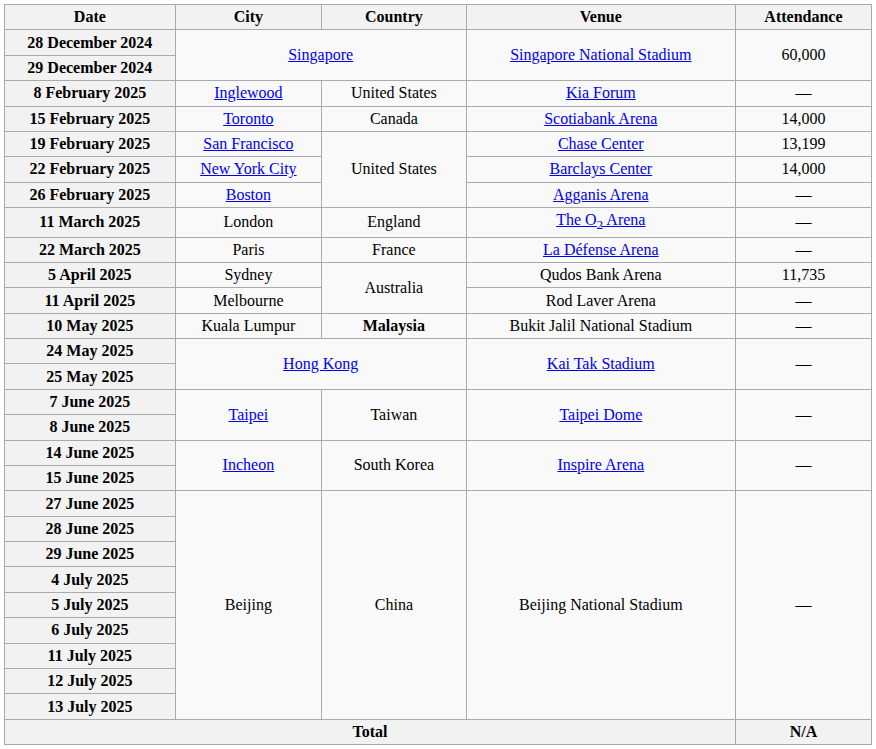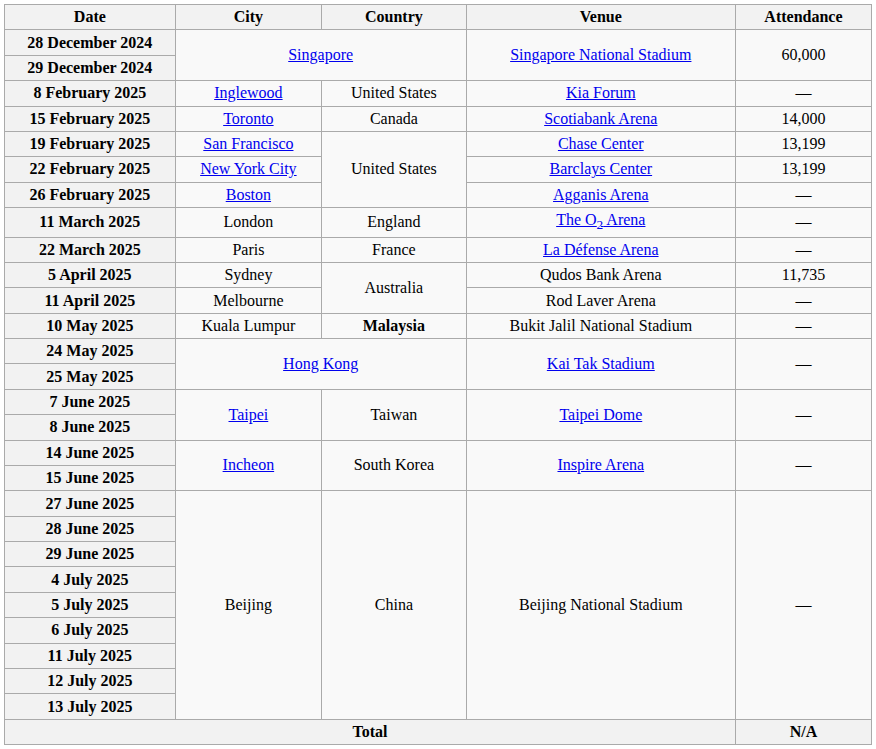(803, 169) 14,000 -> (803, 169) 13,199
